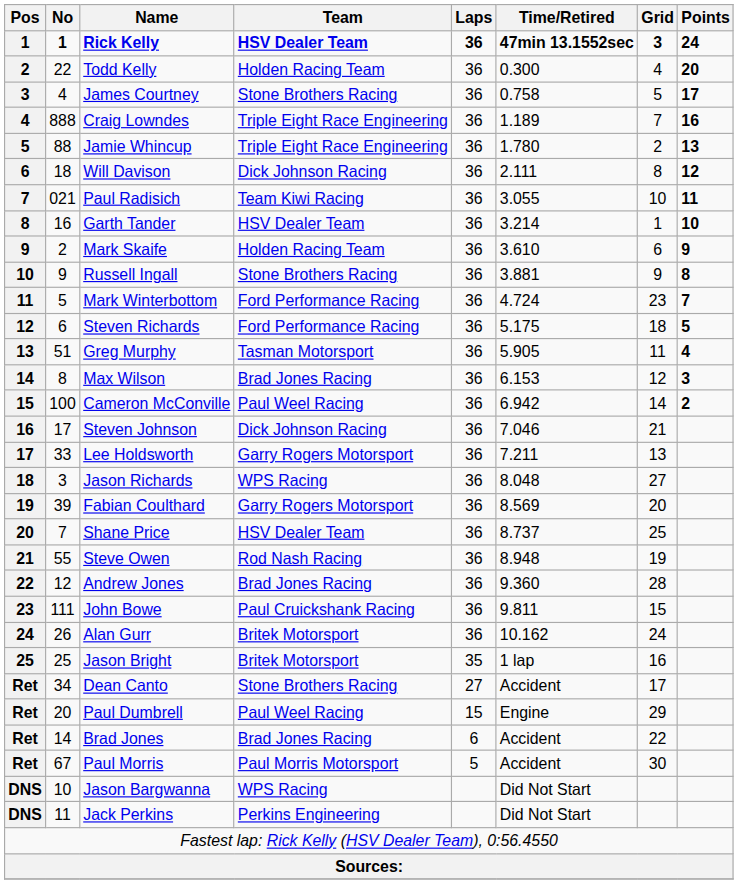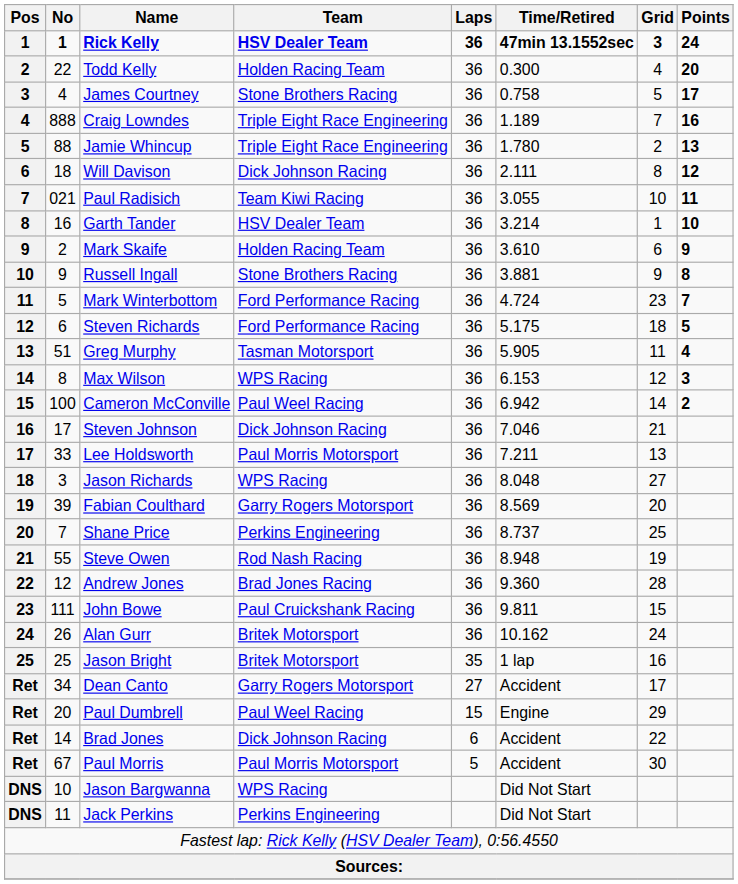(305, 377) Brad Jones Racing -> (283, 377) WPS Racing
(325, 455) Garry Rogers Motorsport -> (318, 455) Paul Morris Motorsport
(301, 532) HSV Dealer Team -> (309, 532) Perkins Engineering
(318, 686) Stone Brothers Racing -> (325, 686) Garry Rogers Motorsport
(305, 738) Brad Jones Racing -> (312, 738) Dick Johnson Racing
